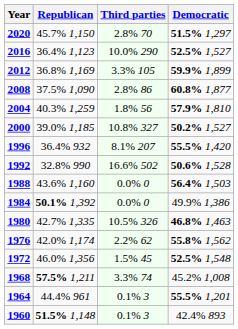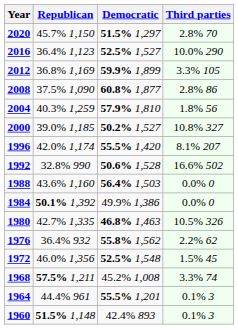columns swapped: (201, 14) <-> (133, 14)
(65, 145) 36.4% 932 -> (65, 145) 42.0% 1,174
(65, 239) 42.0% 1,174 -> (65, 239) 36.4% 932
